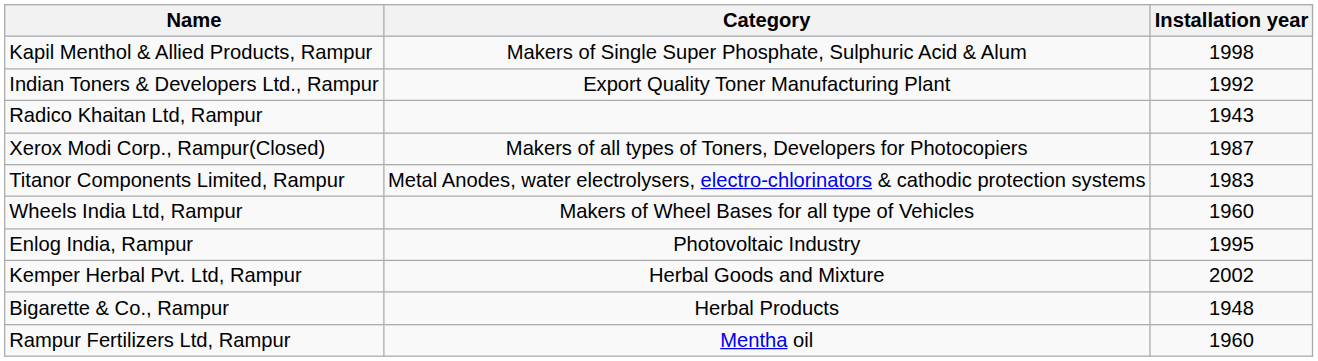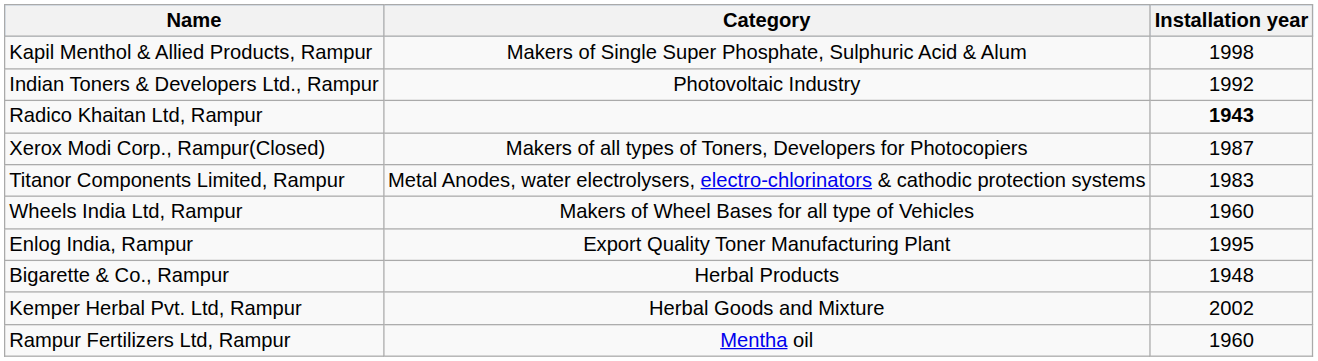(767, 84) Export Quality Toner Manufacturing Plant -> (767, 84) Photovoltaic Industry
(1231, 116) normal -> (1231, 116) bold
(767, 244) Photovoltaic Industry -> (767, 244) Export Quality Toner Manufacturing Plant
rows swapped: (119, 308) <-> (155, 276)
